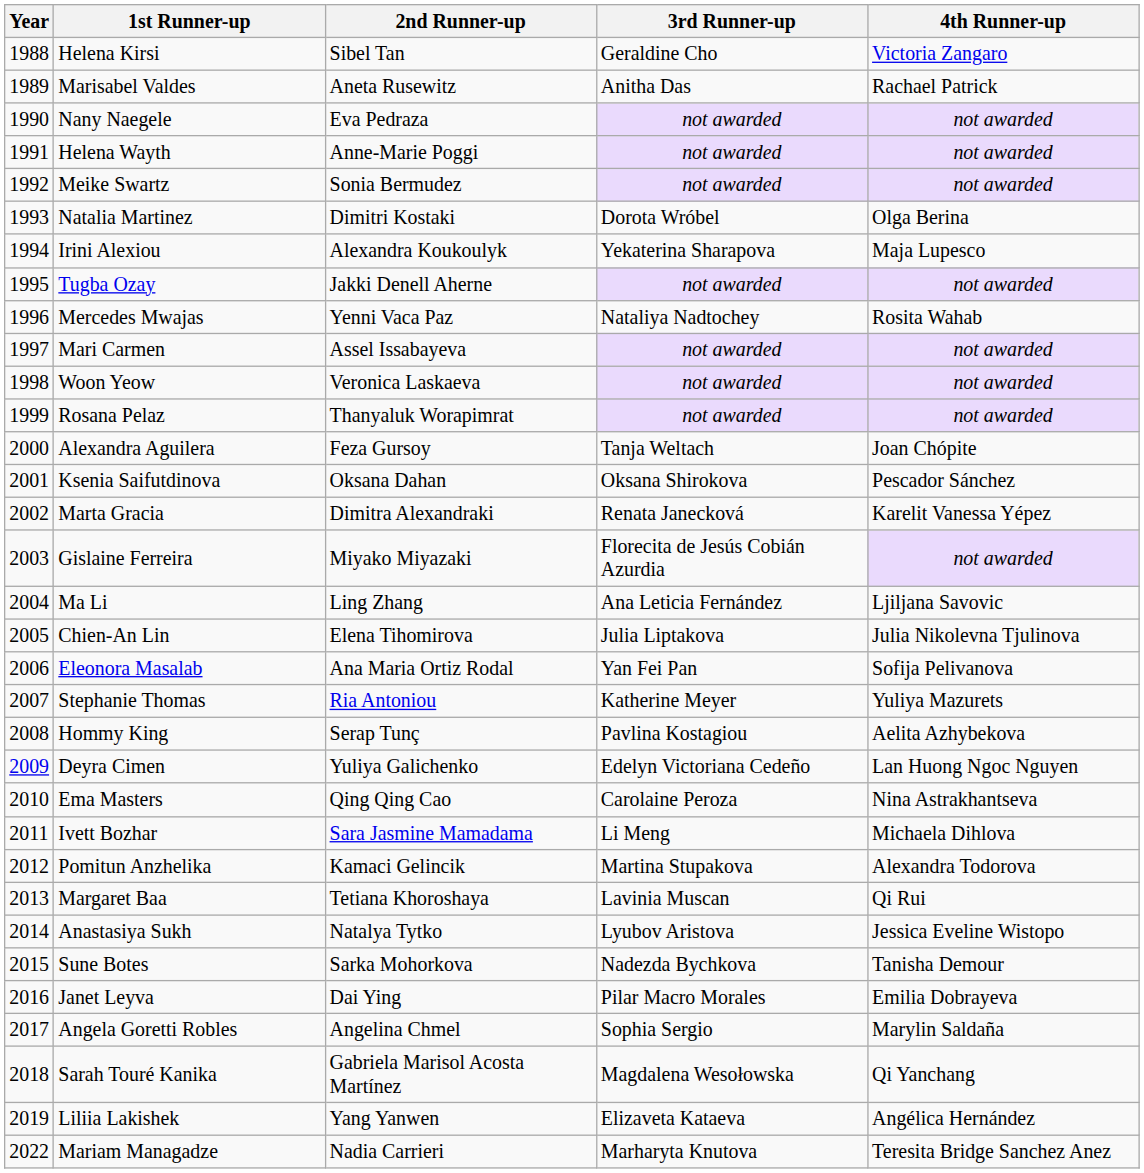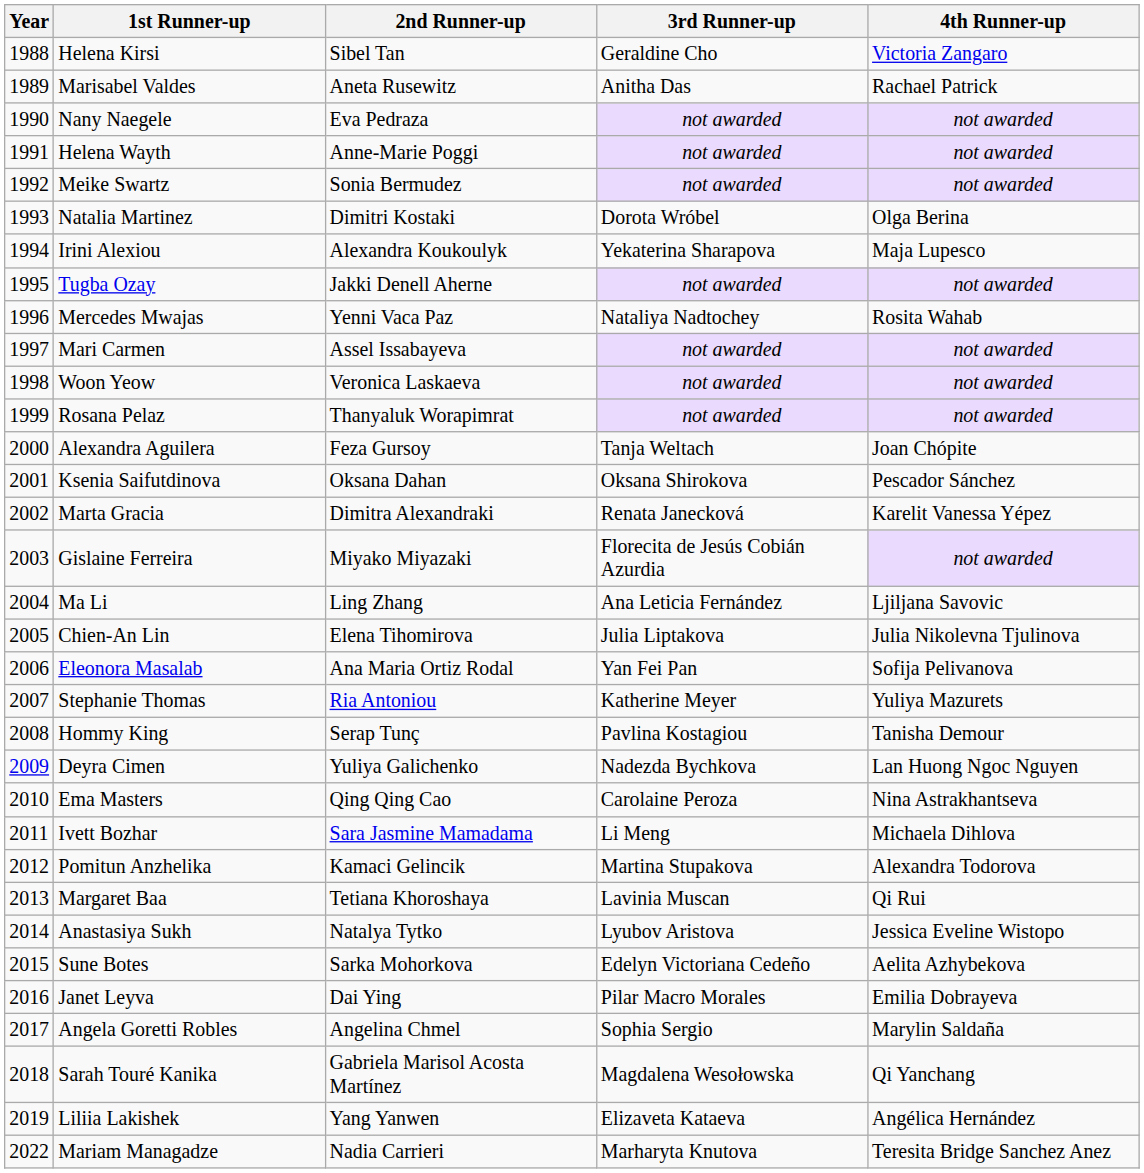(949, 734) Aelita Azhybekova -> (938, 734) Tanisha Demour
(706, 766) Edelyn Victoriana Cedeño -> (678, 766) Nadezda Bychkova
(678, 963) Nadezda Bychkova -> (706, 963) Edelyn Victoriana Cedeño
(938, 963) Tanisha Demour -> (949, 963) Aelita Azhybekova
